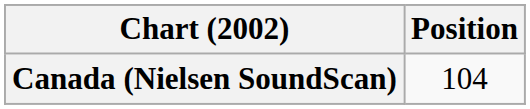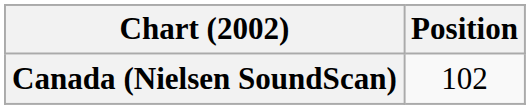(465, 78) 104 -> (465, 78) 102
